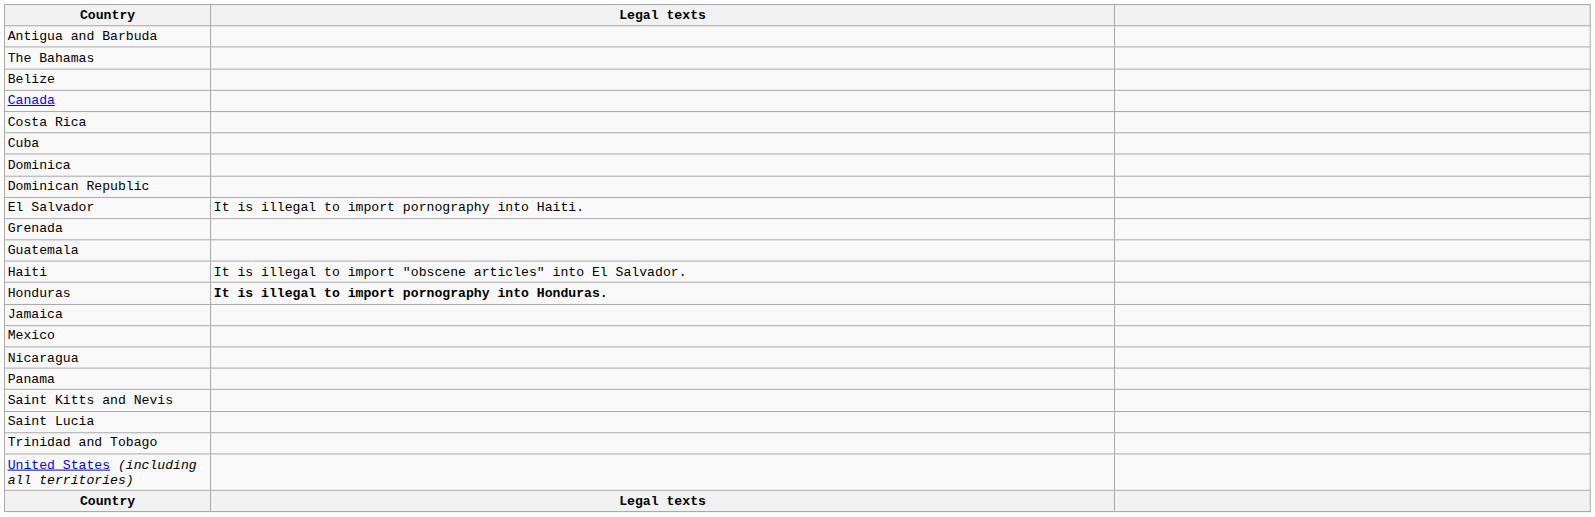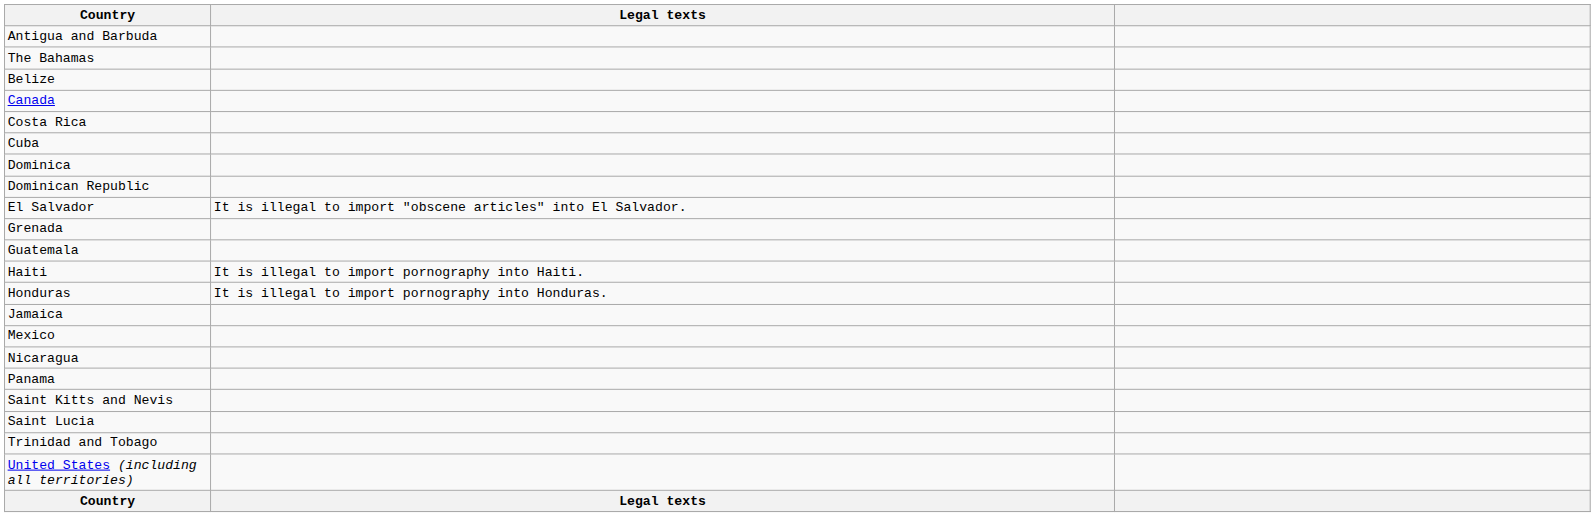(399, 208) It is illegal to import pornography into Haiti. -> (450, 208) It is illegal to import "obscene articles" into El Salvador.
(450, 272) It is illegal to import "obscene articles" into El Salvador. -> (399, 272) It is illegal to import pornography into Haiti.
(411, 293) bold -> (411, 293) normal
